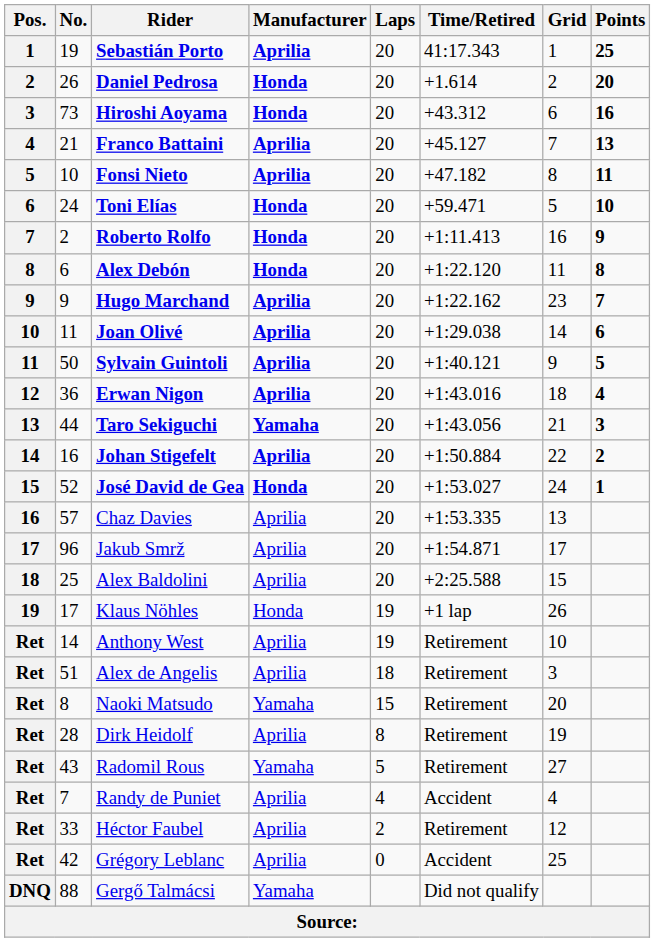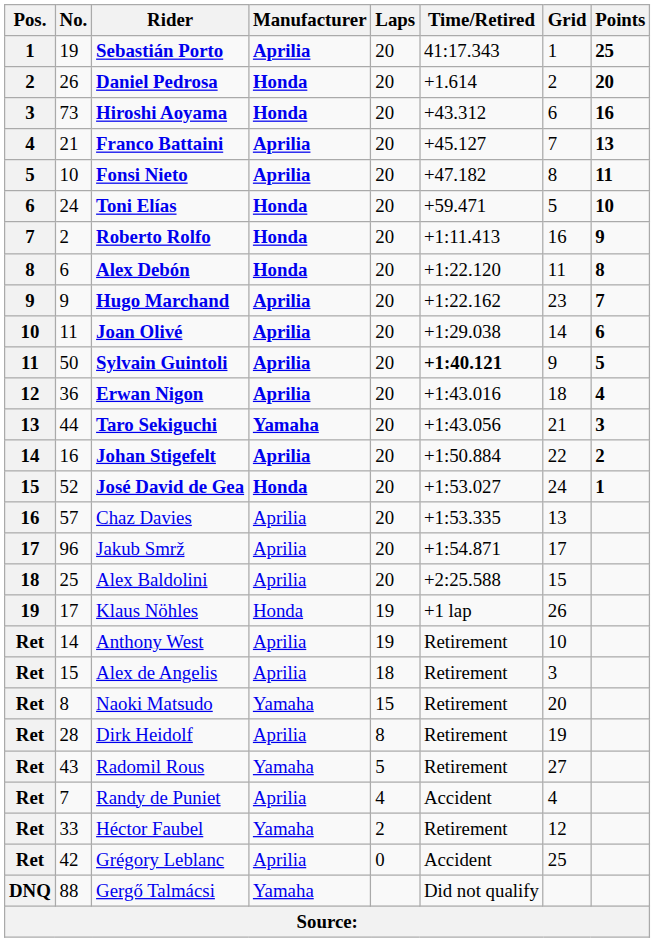(462, 362) normal -> (463, 362) bold
(69, 672) 51 -> (69, 672) 15
(280, 828) Aprilia -> (283, 828) Yamaha
